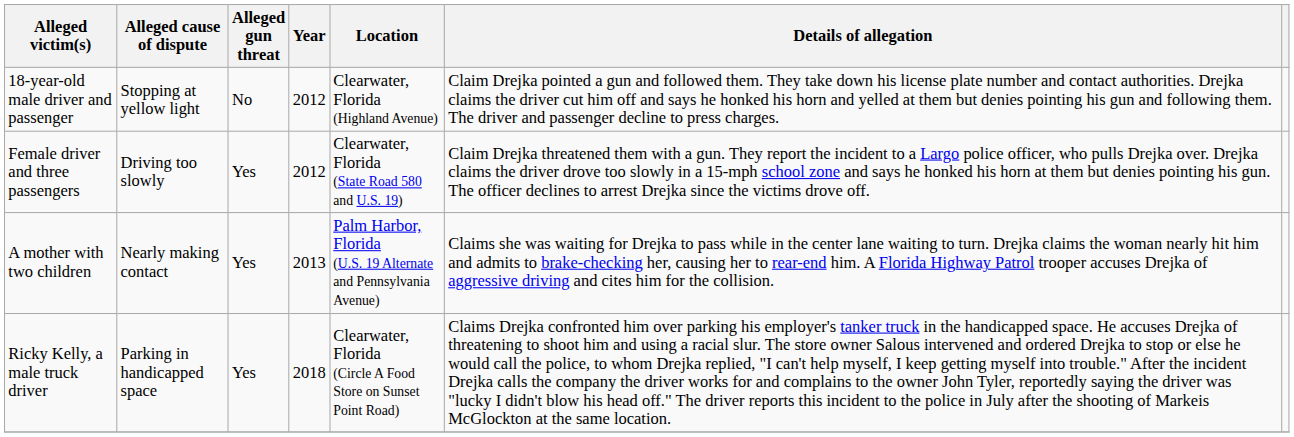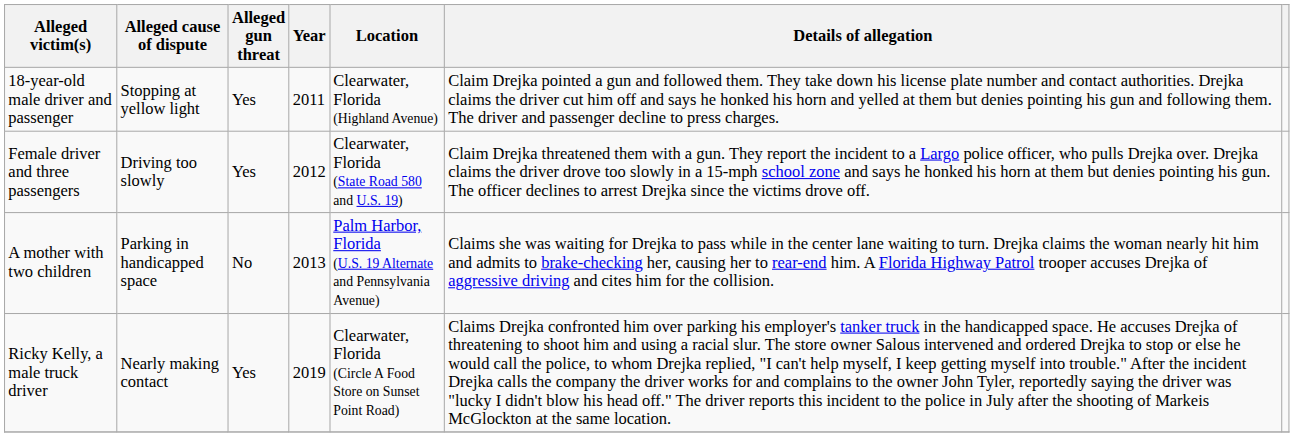(242, 99) No -> (244, 99) Yes
(309, 99) 2012 -> (309, 99) 2011
(170, 262) Nearly making contact -> (162, 262) Parking in handicapped space
(244, 262) Yes -> (242, 262) No
(162, 372) Parking in handicapped space -> (170, 372) Nearly making contact
(309, 372) 2018 -> (309, 372) 2019
